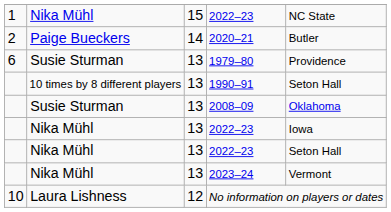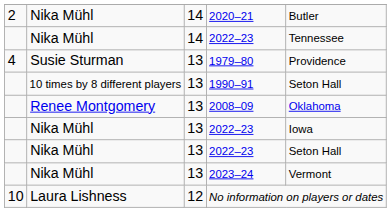- row: (195, 15)
(80, 38) Paige Bueckers -> (62, 15) Nika Mühl
+ row: (195, 38)
(12, 60) 6 -> (12, 60) 4
(77, 106) Susie Sturman -> (93, 106) Renee Montgomery
